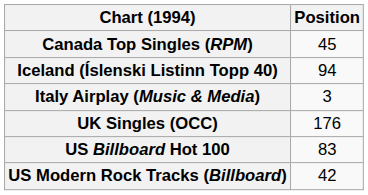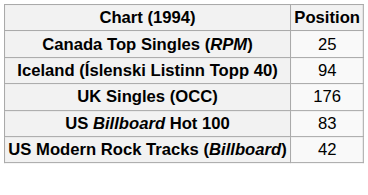(327, 44) 45 -> (327, 44) 25
- row: (148, 96)
